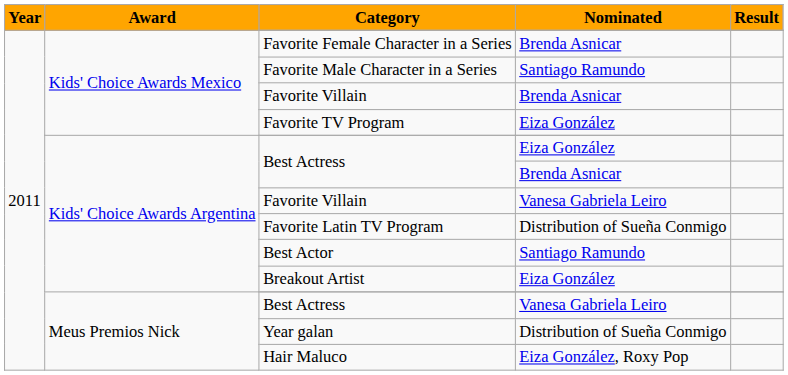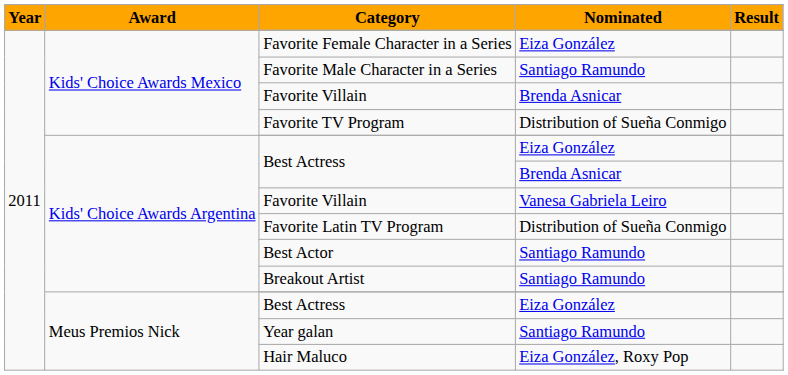(570, 43) Brenda Asnicar -> (567, 43) Eiza González
(567, 122) Eiza González -> (623, 122) Distribution of Sueña Conmigo
(567, 278) Eiza González -> (582, 278) Santiago Ramundo
(593, 305) Vanesa Gabriela Leiro -> (567, 305) Eiza González
(623, 331) Distribution of Sueña Conmigo -> (582, 331) Santiago Ramundo
